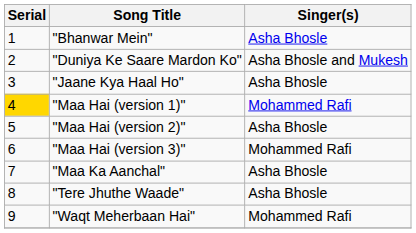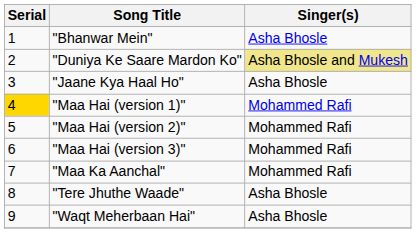(328, 60) no background -> (328, 60) khaki background
(288, 127) Asha Bhosle -> (300, 127) Mohammed Rafi
(288, 171) Asha Bhosle -> (300, 171) Mohammed Rafi
(300, 216) Mohammed Rafi -> (288, 216) Asha Bhosle
